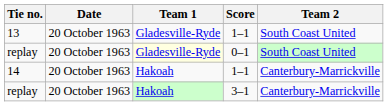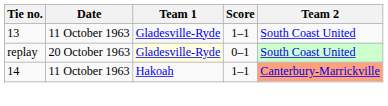(89, 33) 20 October 1963 -> (89, 33) 11 October 1963
(89, 71) 20 October 1963 -> (89, 71) 11 October 1963
(320, 71) no background -> (320, 71) lightsalmon background
- row: (22, 91)
